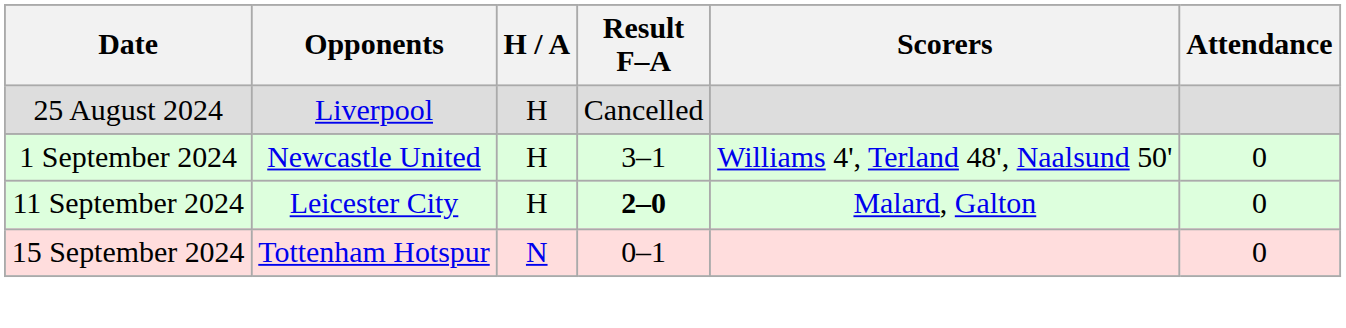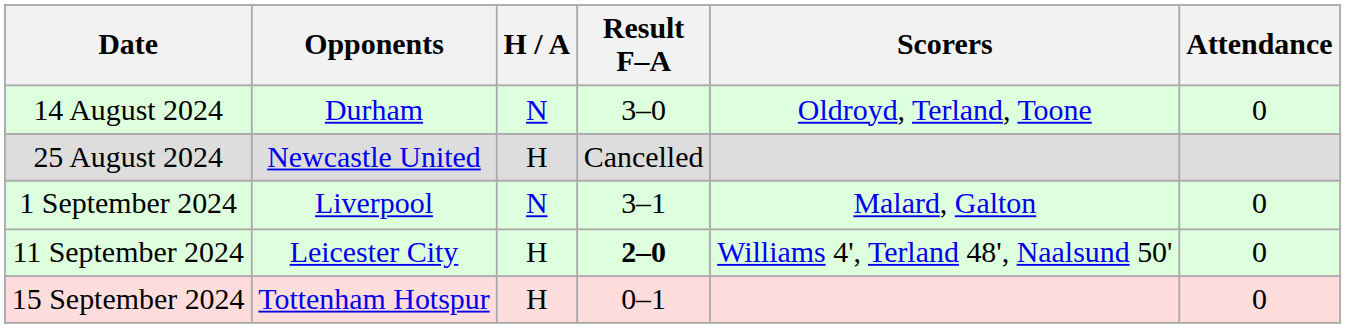+ row: (128, 109)
(374, 109) Liverpool -> (374, 156) Newcastle United
(374, 156) Newcastle United -> (374, 204) Liverpool
(537, 156) H -> (537, 204) N
(945, 156) Williams 4', Terland 48', Naalsund 50' -> (945, 204) Malard, Galton
(945, 204) Malard, Galton -> (945, 251) Williams 4', Terland 48', Naalsund 50'
(537, 251) N -> (537, 299) H
